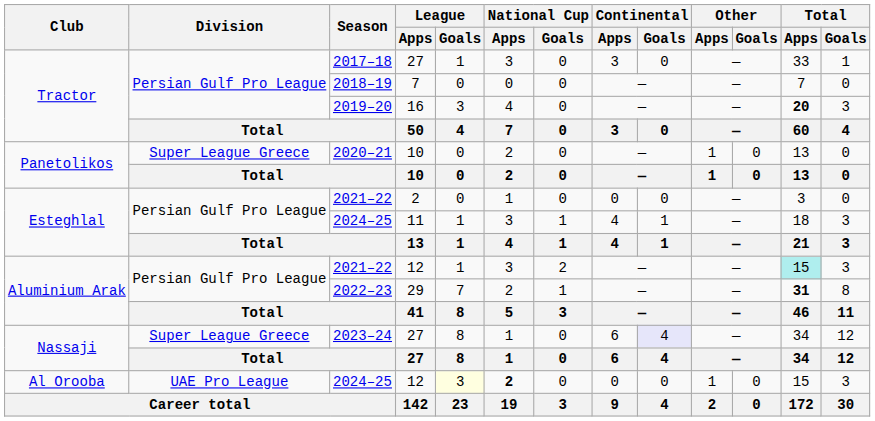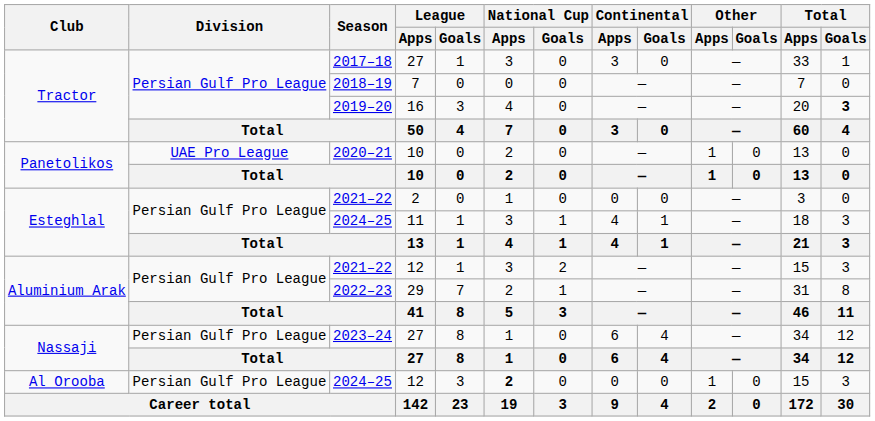(801, 108) bold -> (801, 108) normal
(846, 108) normal -> (846, 108) bold
(229, 153) Super League Greece -> (229, 153) UAE Pro League
(801, 268) paleturquoise background -> (801, 268) no background
(801, 291) bold -> (801, 291) normal
(229, 336) Super League Greece -> (229, 336) Persian Gulf Pro League
(665, 336) lavender background -> (665, 336) no background
(229, 382) UAE Pro League -> (229, 382) Persian Gulf Pro League
(460, 382) lightyellow background -> (460, 382) no background
